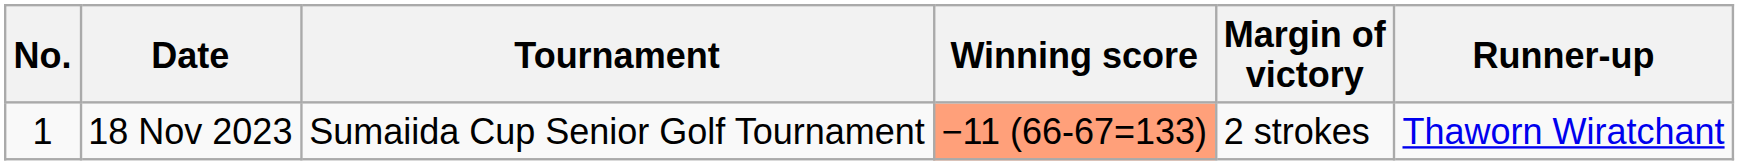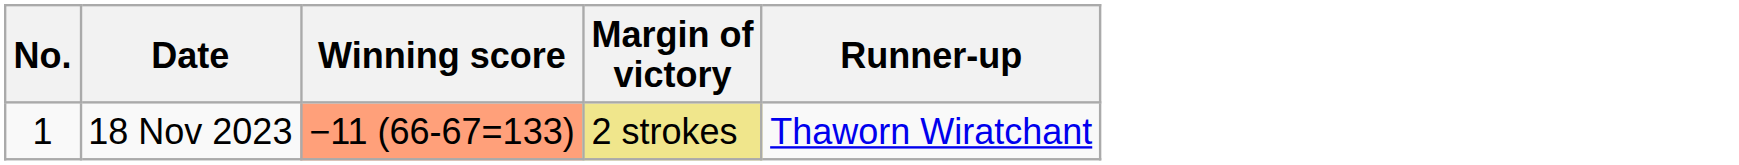- column: (617, 54)
(1297, 131) no background -> (664, 131) khaki background
